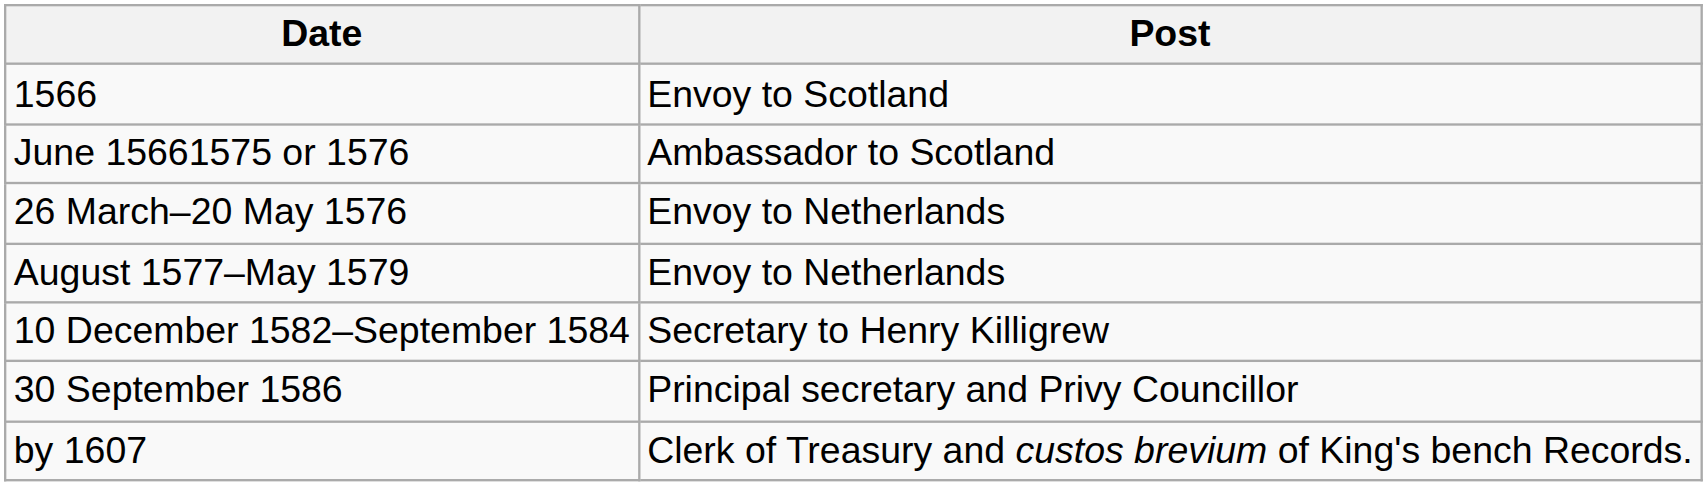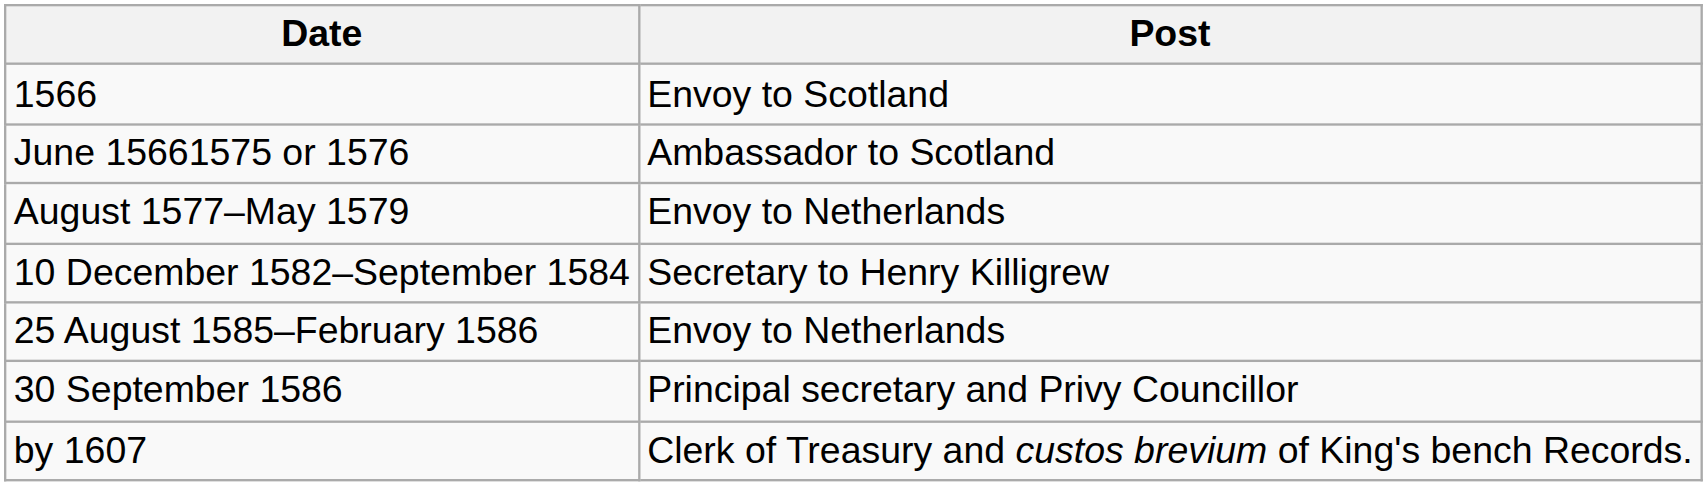- row: (210, 212)
+ row: (276, 331)
